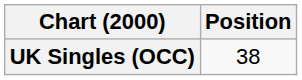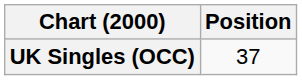(248, 56) 38 -> (248, 56) 37
